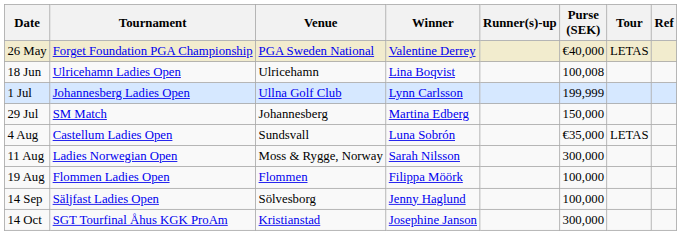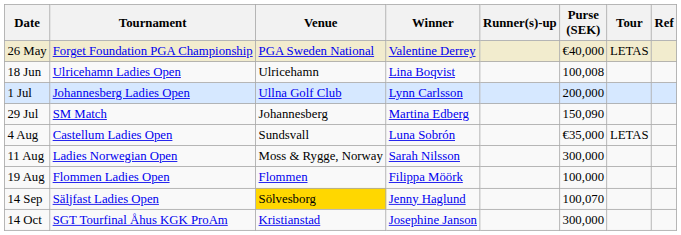(583, 93) 199,999 -> (583, 93) 200,000
(583, 114) 150,000 -> (583, 114) 150,090
(287, 198) no background -> (287, 198) gold background
(583, 198) 100,000 -> (583, 198) 100,070
